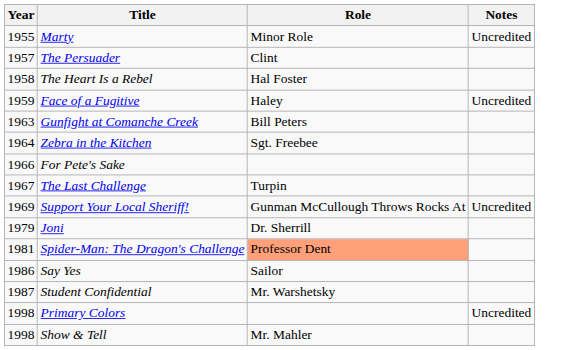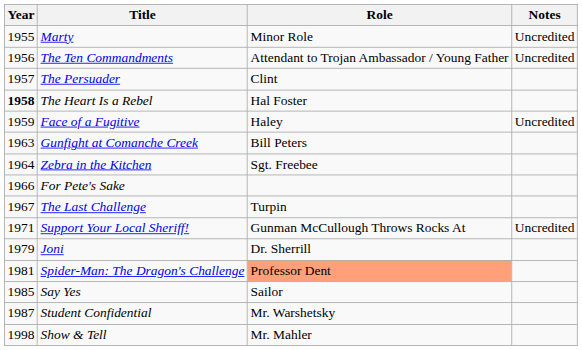+ row: (107, 57)
(21, 79) normal -> (21, 100) bold
(21, 206) 1969 -> (21, 228) 1971
(21, 270) 1986 -> (21, 292) 1985
- row: (83, 313)
